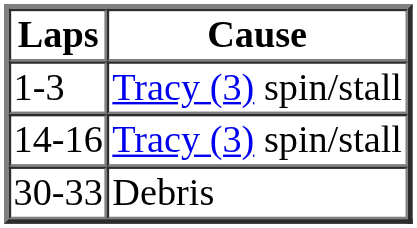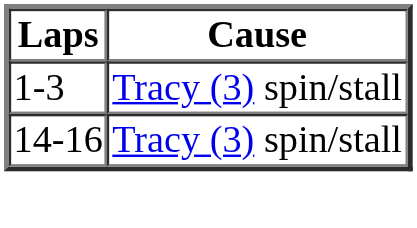- row: (58, 192)
